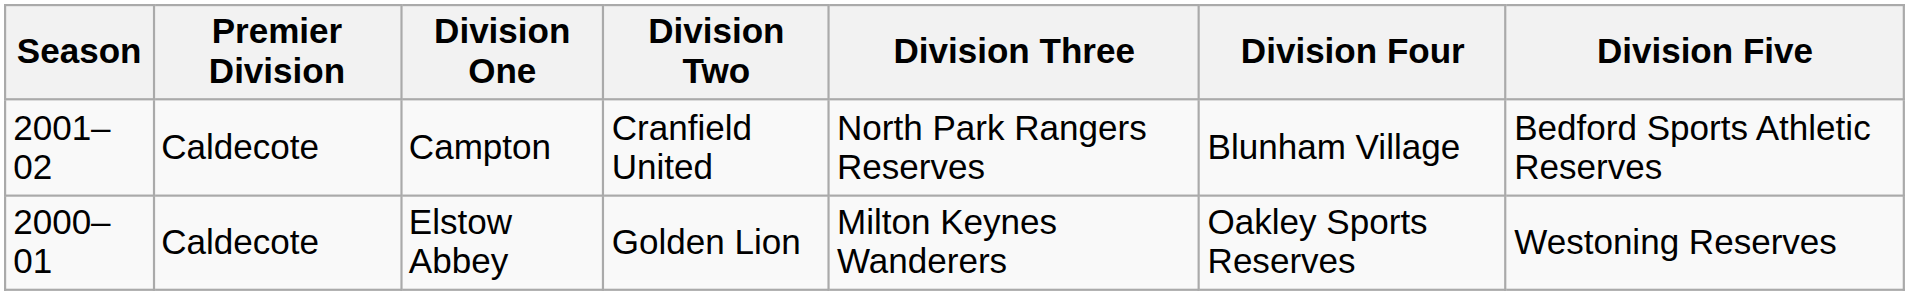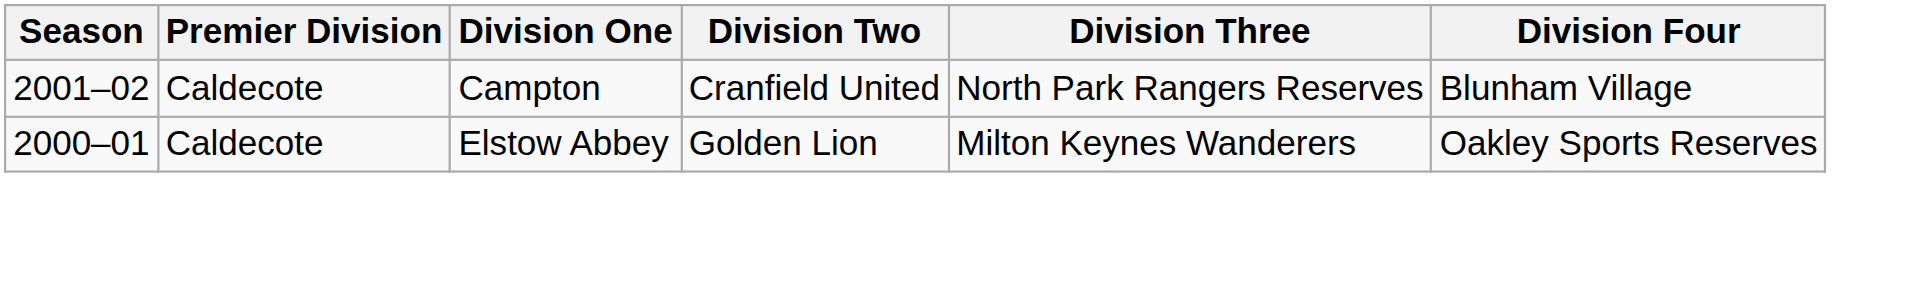- column: (1705, 51)
